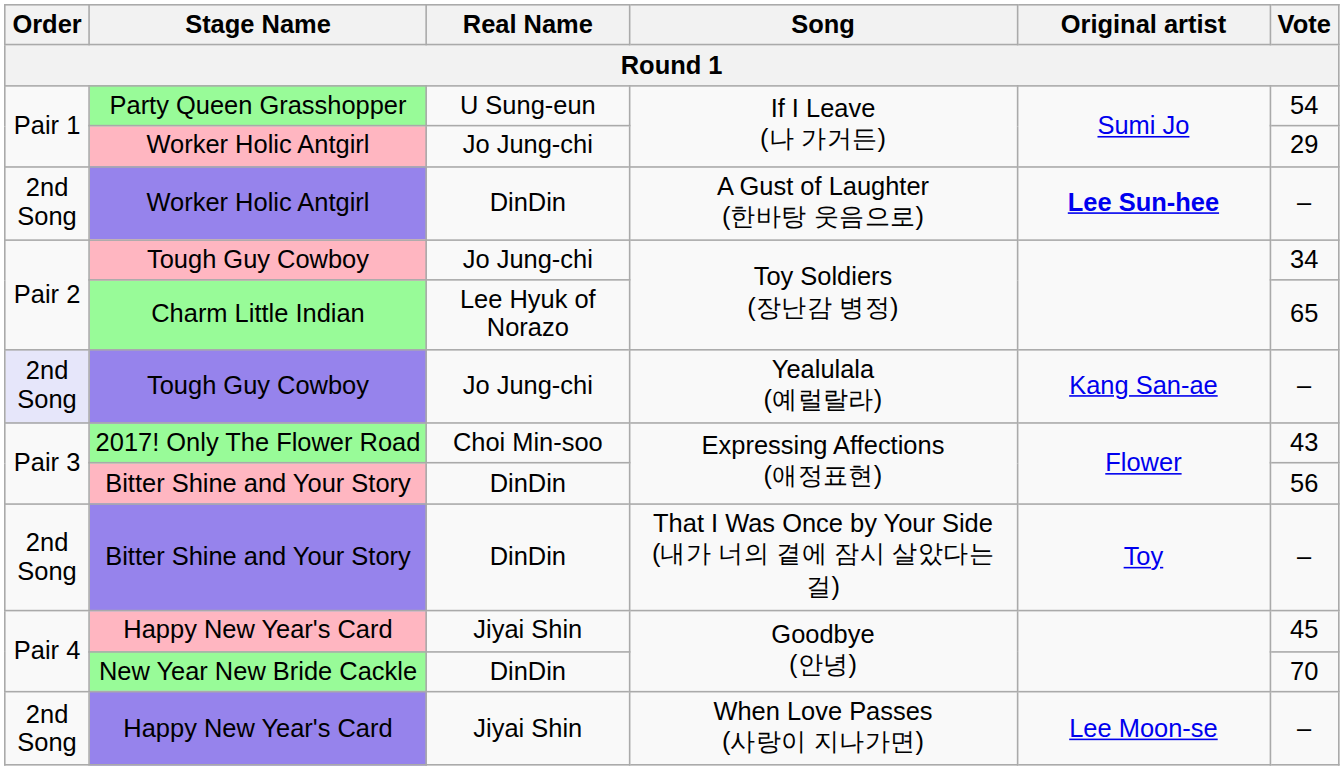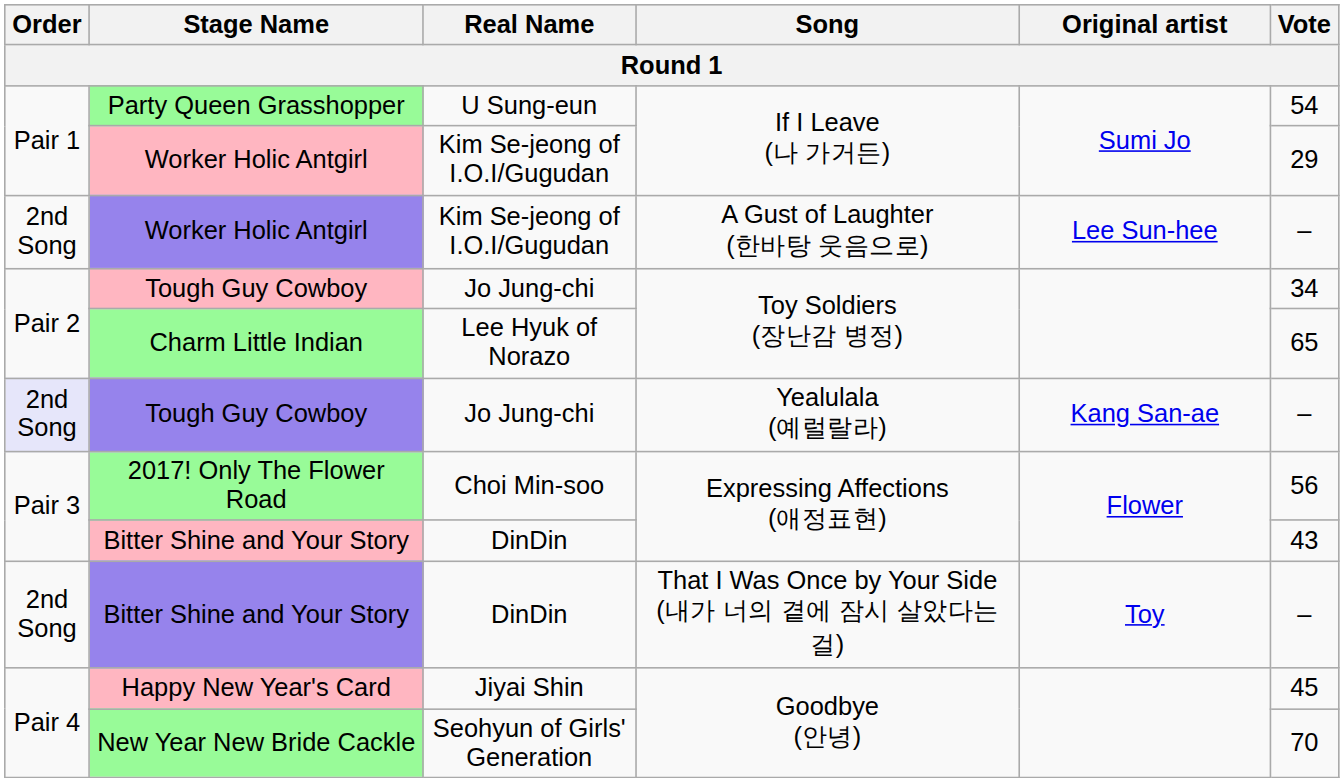(528, 145) Jo Jung-chi -> (529, 160) Kim Se-jeong of I.O.I/Gugudan
(528, 202) DinDin -> (529, 231) Kim Se-jeong of I.O.I/Gugudan
(1143, 202) bold -> (1145, 231) normal
(1304, 442) 43 -> (1304, 485) 56
(1304, 483) 56 -> (1304, 540) 43
(528, 671) DinDin -> (529, 742) Seohyun of Girls' Generation
- row: (258, 728)
